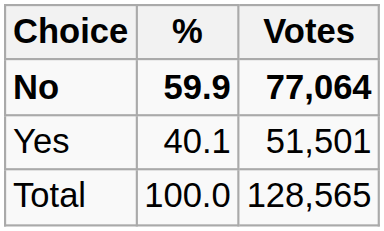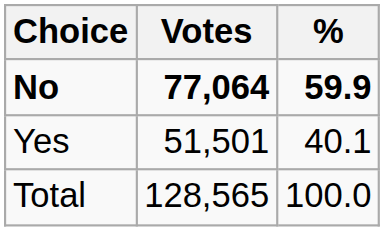columns swapped: (309, 31) <-> (187, 31)
